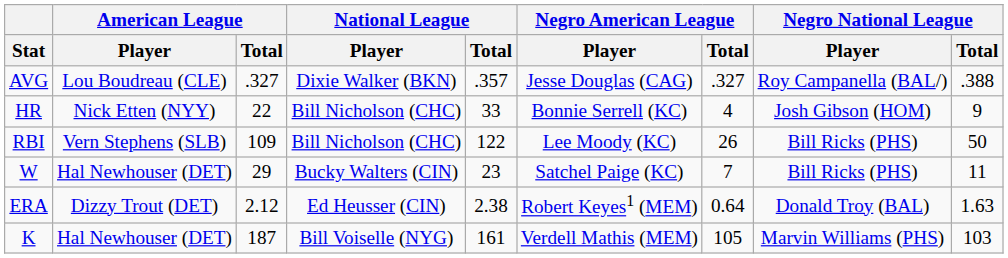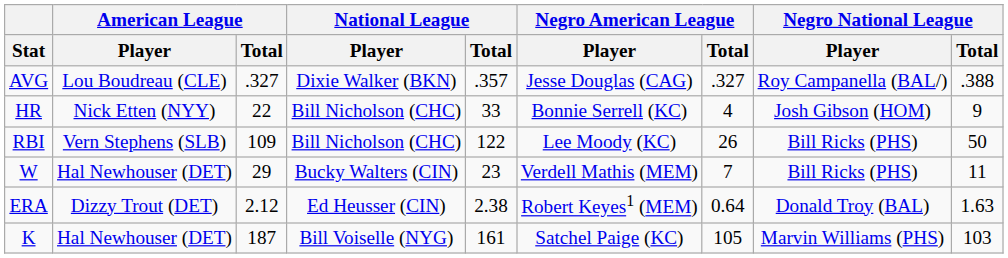(609, 171) Satchel Paige (KC) -> (609, 171) Verdell Mathis (MEM)
(609, 238) Verdell Mathis (MEM) -> (609, 238) Satchel Paige (KC)
